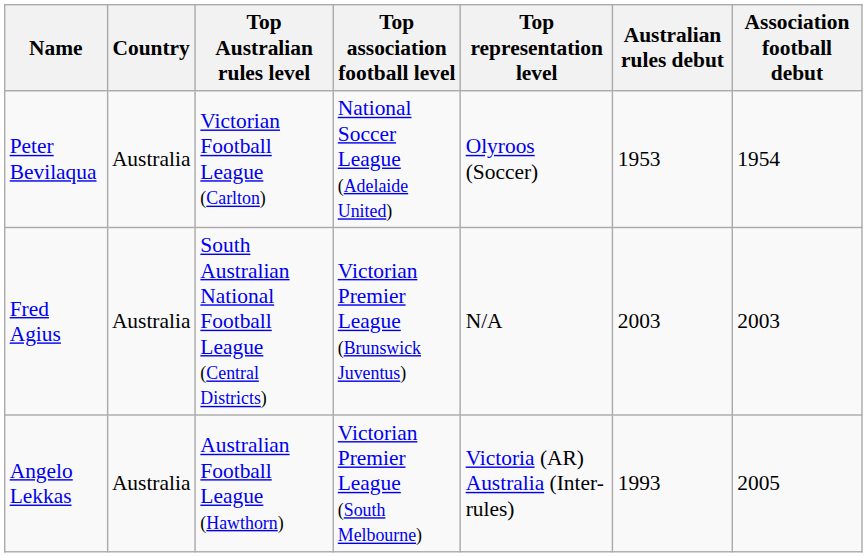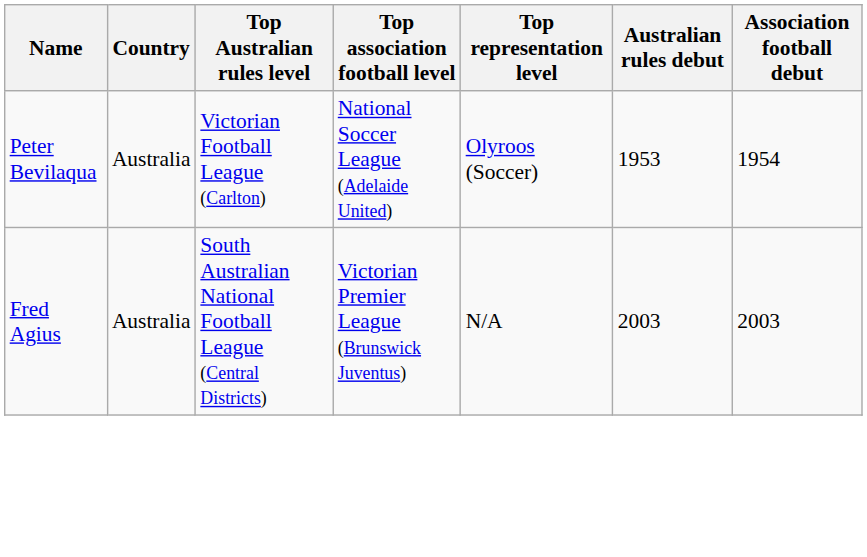- row: (41, 483)
